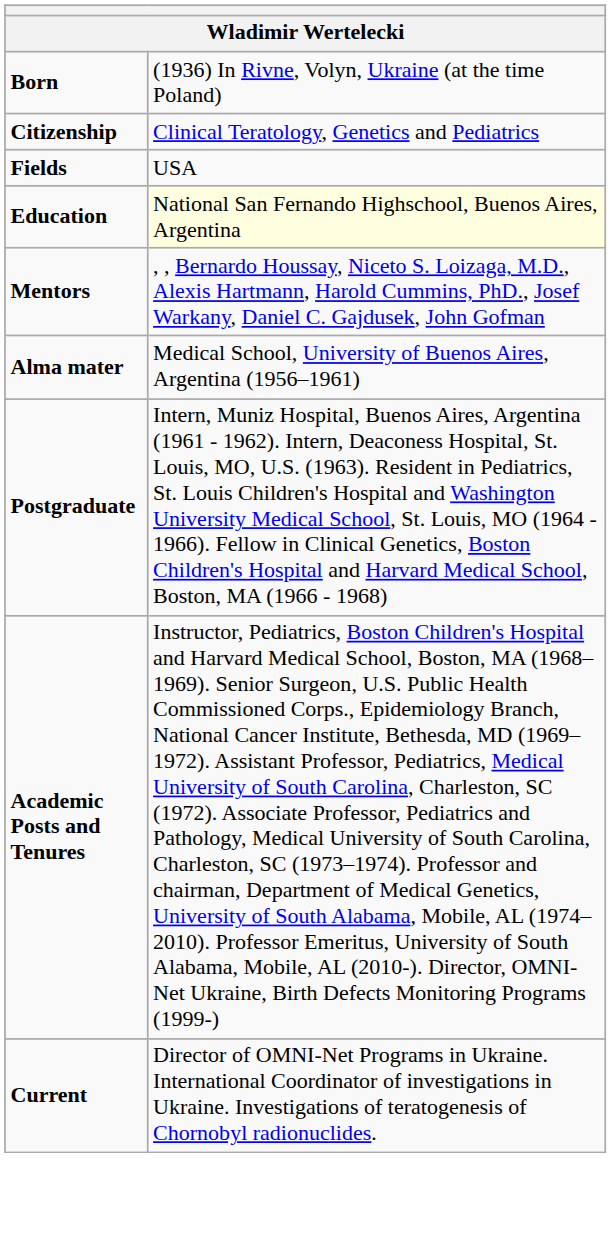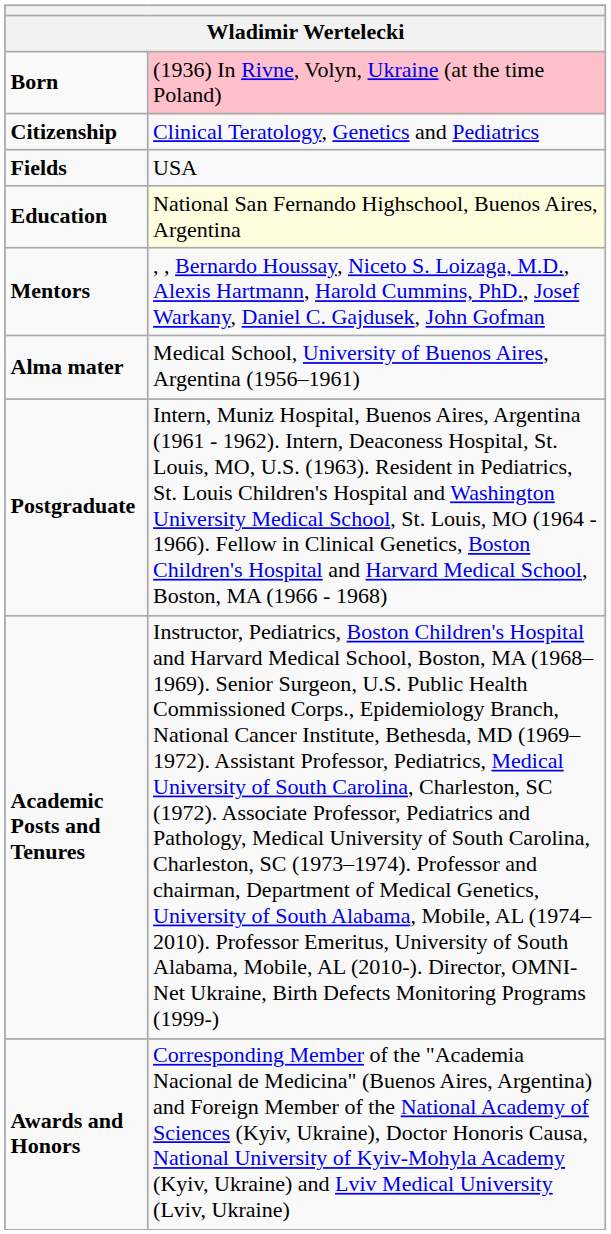(349, 82) no background -> (349, 82) pink background
+ row: (67, 1133)
- row: (49, 1094)
